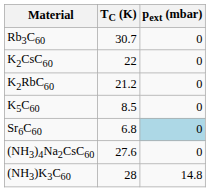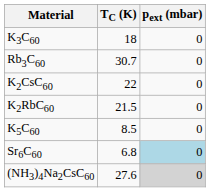+ row: (23, 38)
(126, 84) 21.2 -> (126, 106) 21.5
(199, 152) no background -> (199, 175) lightgrey background
- row: (39, 175)
